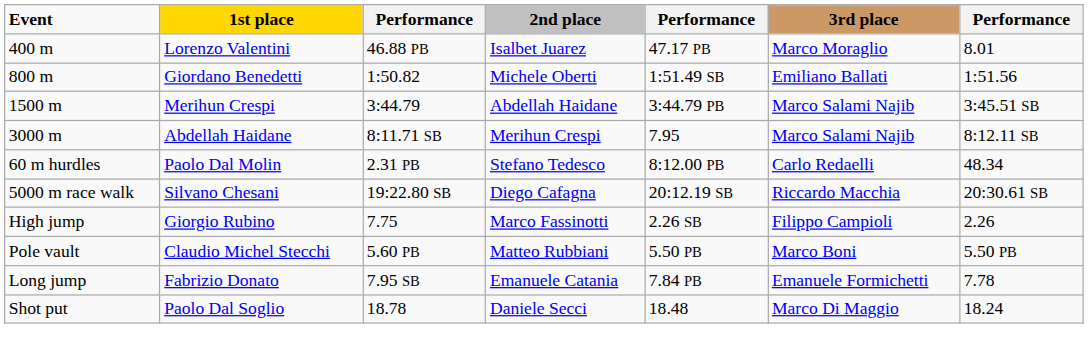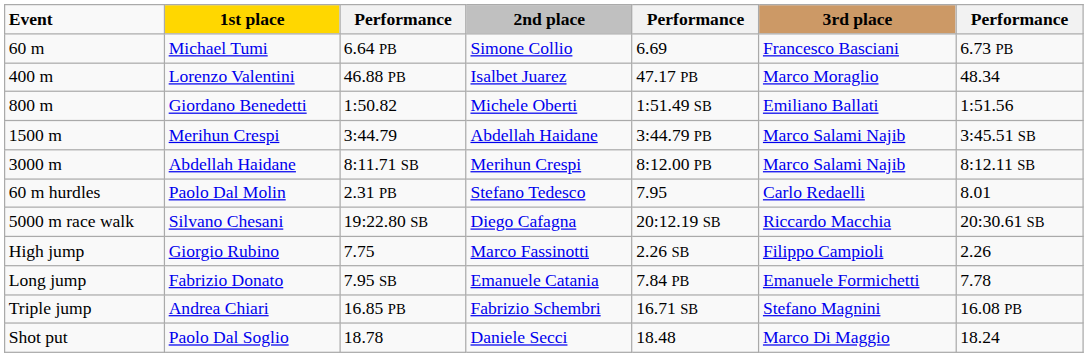+ row: (27, 48)
(979, 48) 8.01 -> (980, 77) 48.34
(664, 135) 7.95 -> (674, 164) 8:12.00 PB
(687, 164) 8:12.00 PB -> (652, 193) 7.95
(984, 164) 48.34 -> (976, 193) 8.01
- row: (44, 251)
+ row: (50, 309)
